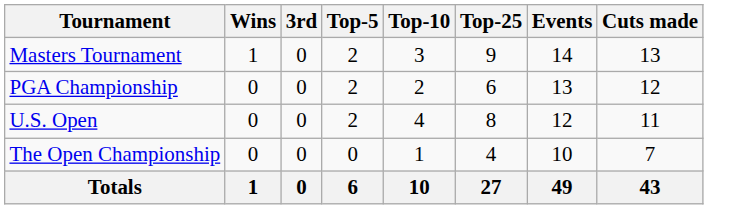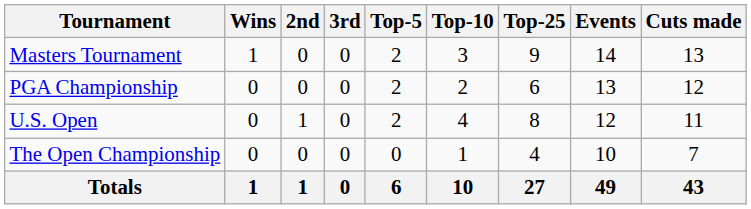+ column: (303, 21)
